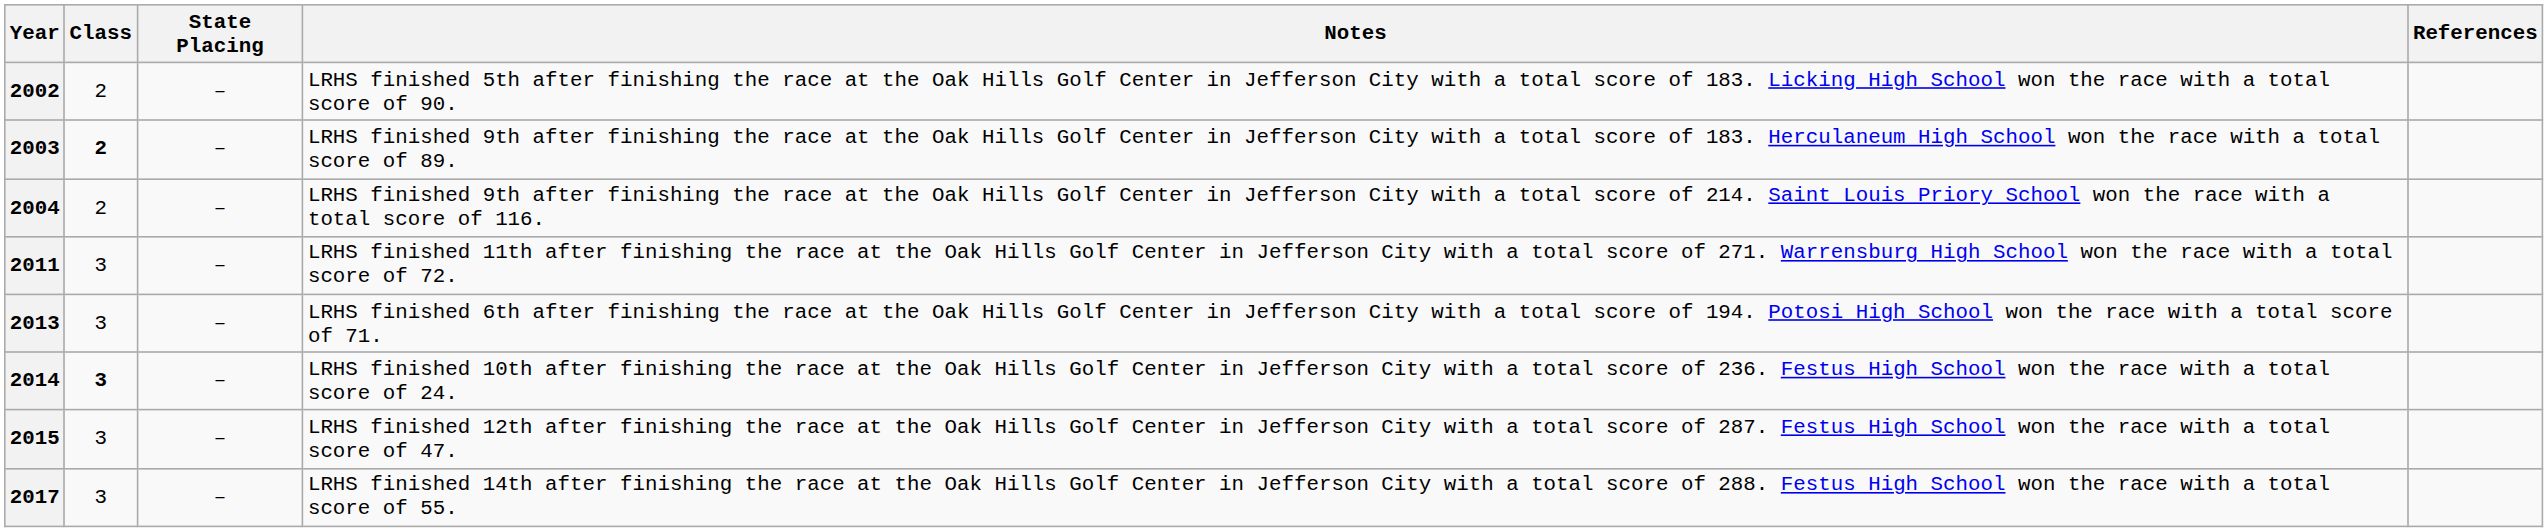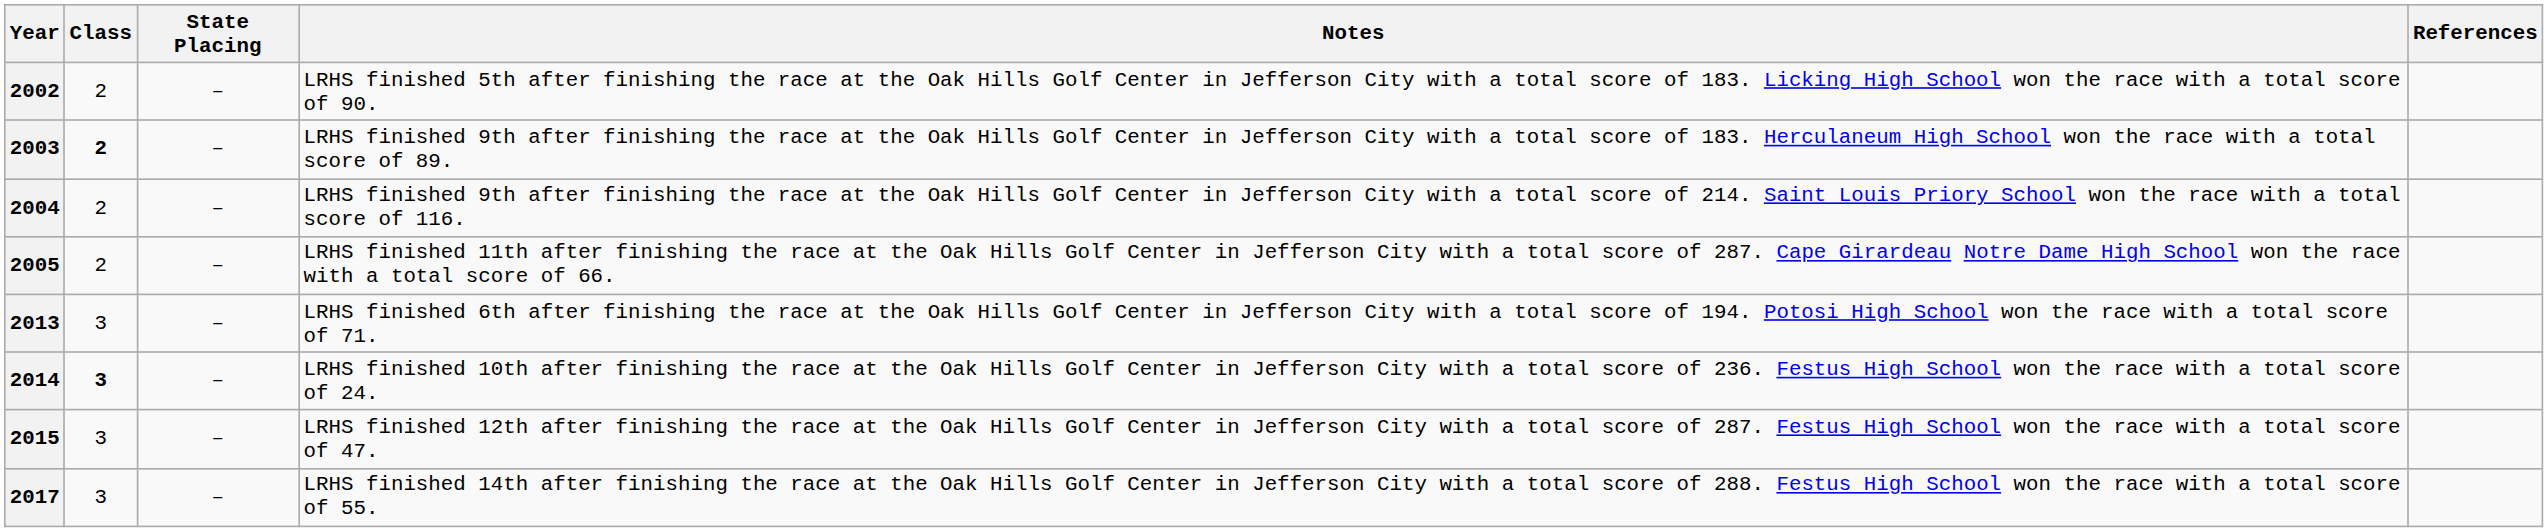+ row: (35, 265)
- row: (35, 265)
